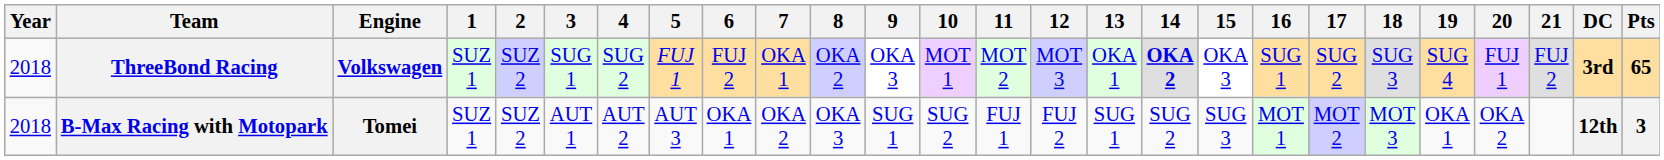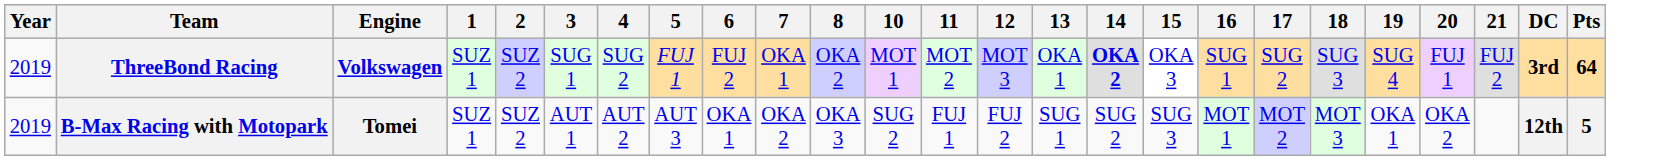- column: (893, 21)
(30, 67) 2018 -> (30, 67) 2019
(1641, 67) 65 -> (1586, 67) 64
(30, 125) 2018 -> (30, 125) 2019
(1641, 125) 3 -> (1586, 125) 5
